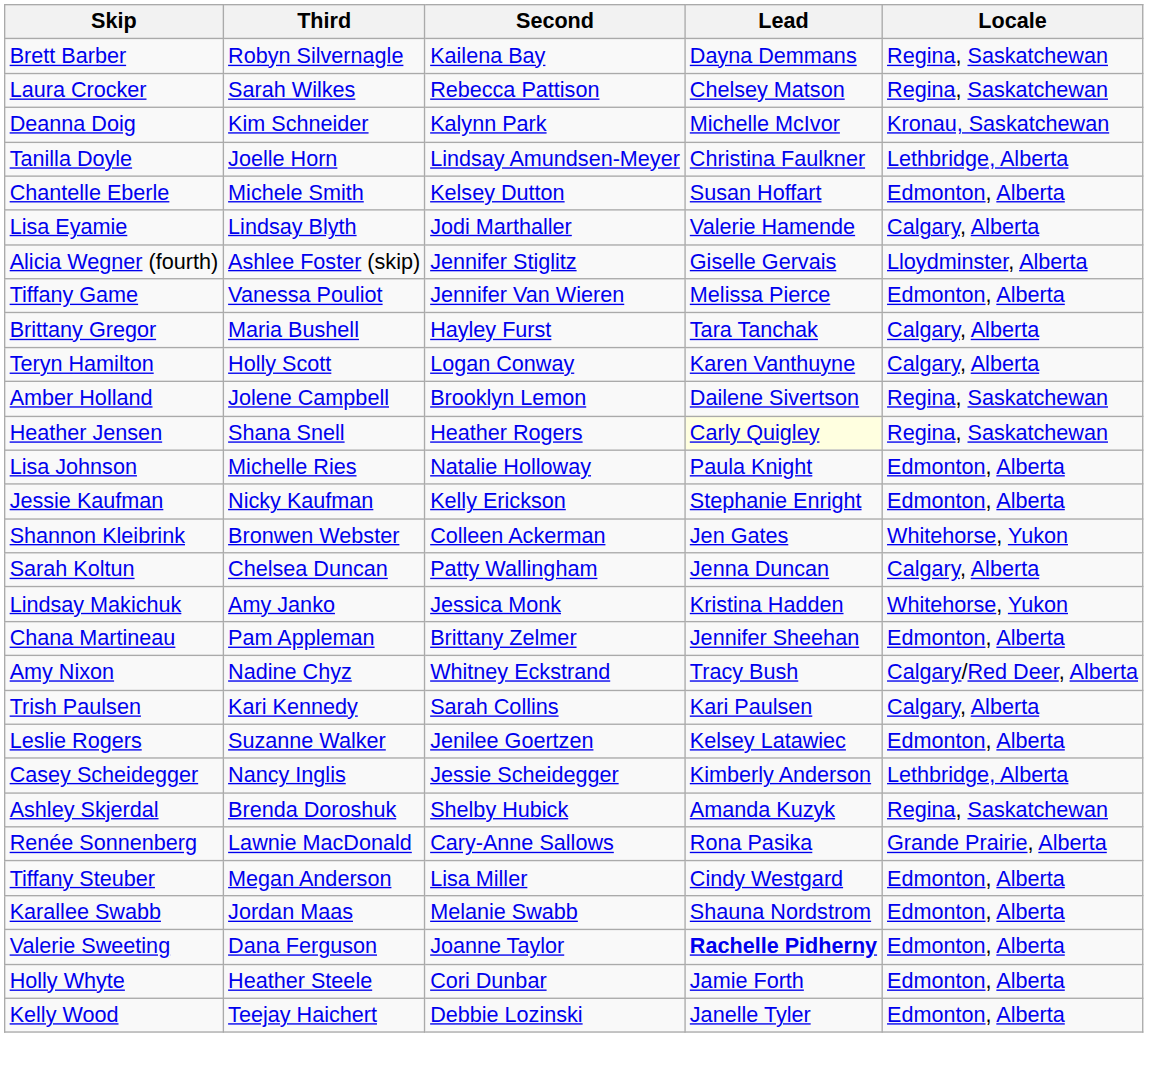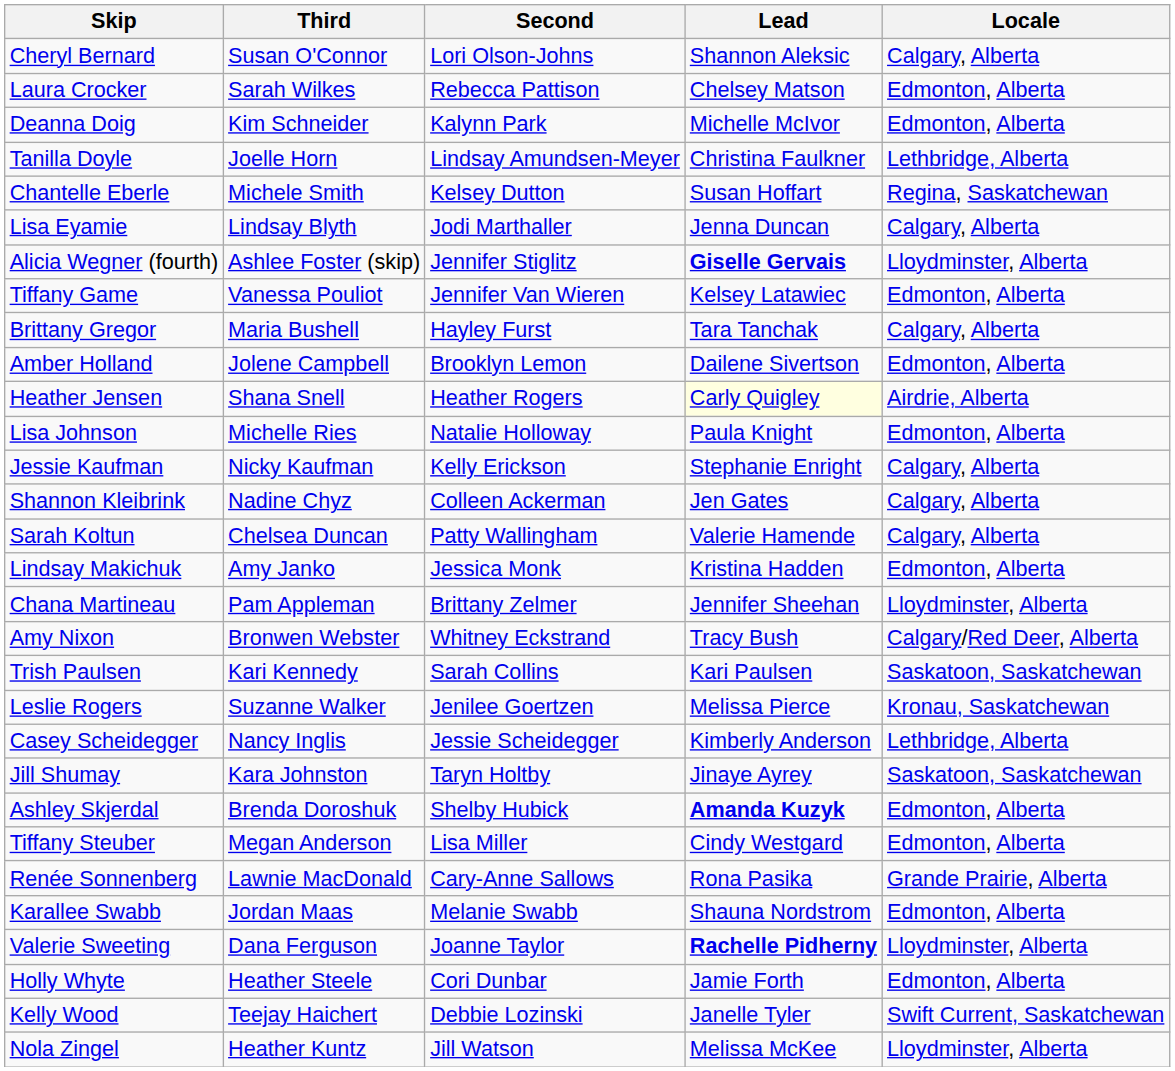- row: (68, 55)
+ row: (82, 55)
(998, 90) Regina, Saskatchewan -> (976, 90) Edmonton, Alberta
(998, 124) Kronau, Saskatchewan -> (976, 124) Edmonton, Alberta
(976, 192) Edmonton, Alberta -> (998, 192) Regina, Saskatchewan
(772, 227) Valerie Hamende -> (759, 227) Jenna Duncan
(763, 261) normal -> (768, 261) bold
(760, 295) Melissa Pierce -> (768, 295) Kelsey Latawiec
- row: (82, 364)
(998, 398) Regina, Saskatchewan -> (976, 364) Edmonton, Alberta
(998, 432) Regina, Saskatchewan -> (958, 398) Airdrie, Alberta
(976, 501) Edmonton, Alberta -> (963, 466) Calgary, Alberta
(314, 535) Bronwen Webster -> (290, 501) Nadine Chyz
(978, 535) Whitehorse, Yukon -> (963, 501) Calgary, Alberta
(759, 569) Jenna Duncan -> (772, 535) Valerie Hamende
(978, 603) Whitehorse, Yukon -> (976, 569) Edmonton, Alberta
(976, 638) Edmonton, Alberta -> (987, 603) Lloydminster, Alberta
(290, 672) Nadine Chyz -> (314, 638) Bronwen Webster
(963, 706) Calgary, Alberta -> (1014, 672) Saskatoon, Saskatchewan
(768, 741) Kelsey Latawiec -> (760, 706) Melissa Pierce
(976, 741) Edmonton, Alberta -> (998, 706) Kronau, Saskatchewan
+ row: (65, 775)
(762, 809) normal -> (767, 809) bold
(998, 809) Regina, Saskatchewan -> (976, 809) Edmonton, Alberta
rows swapped: (103, 843) <-> (82, 878)
(976, 946) Edmonton, Alberta -> (987, 946) Lloydminster, Alberta
(976, 1015) Edmonton, Alberta -> (1026, 1015) Swift Current, Saskatchewan
+ row: (64, 1049)
